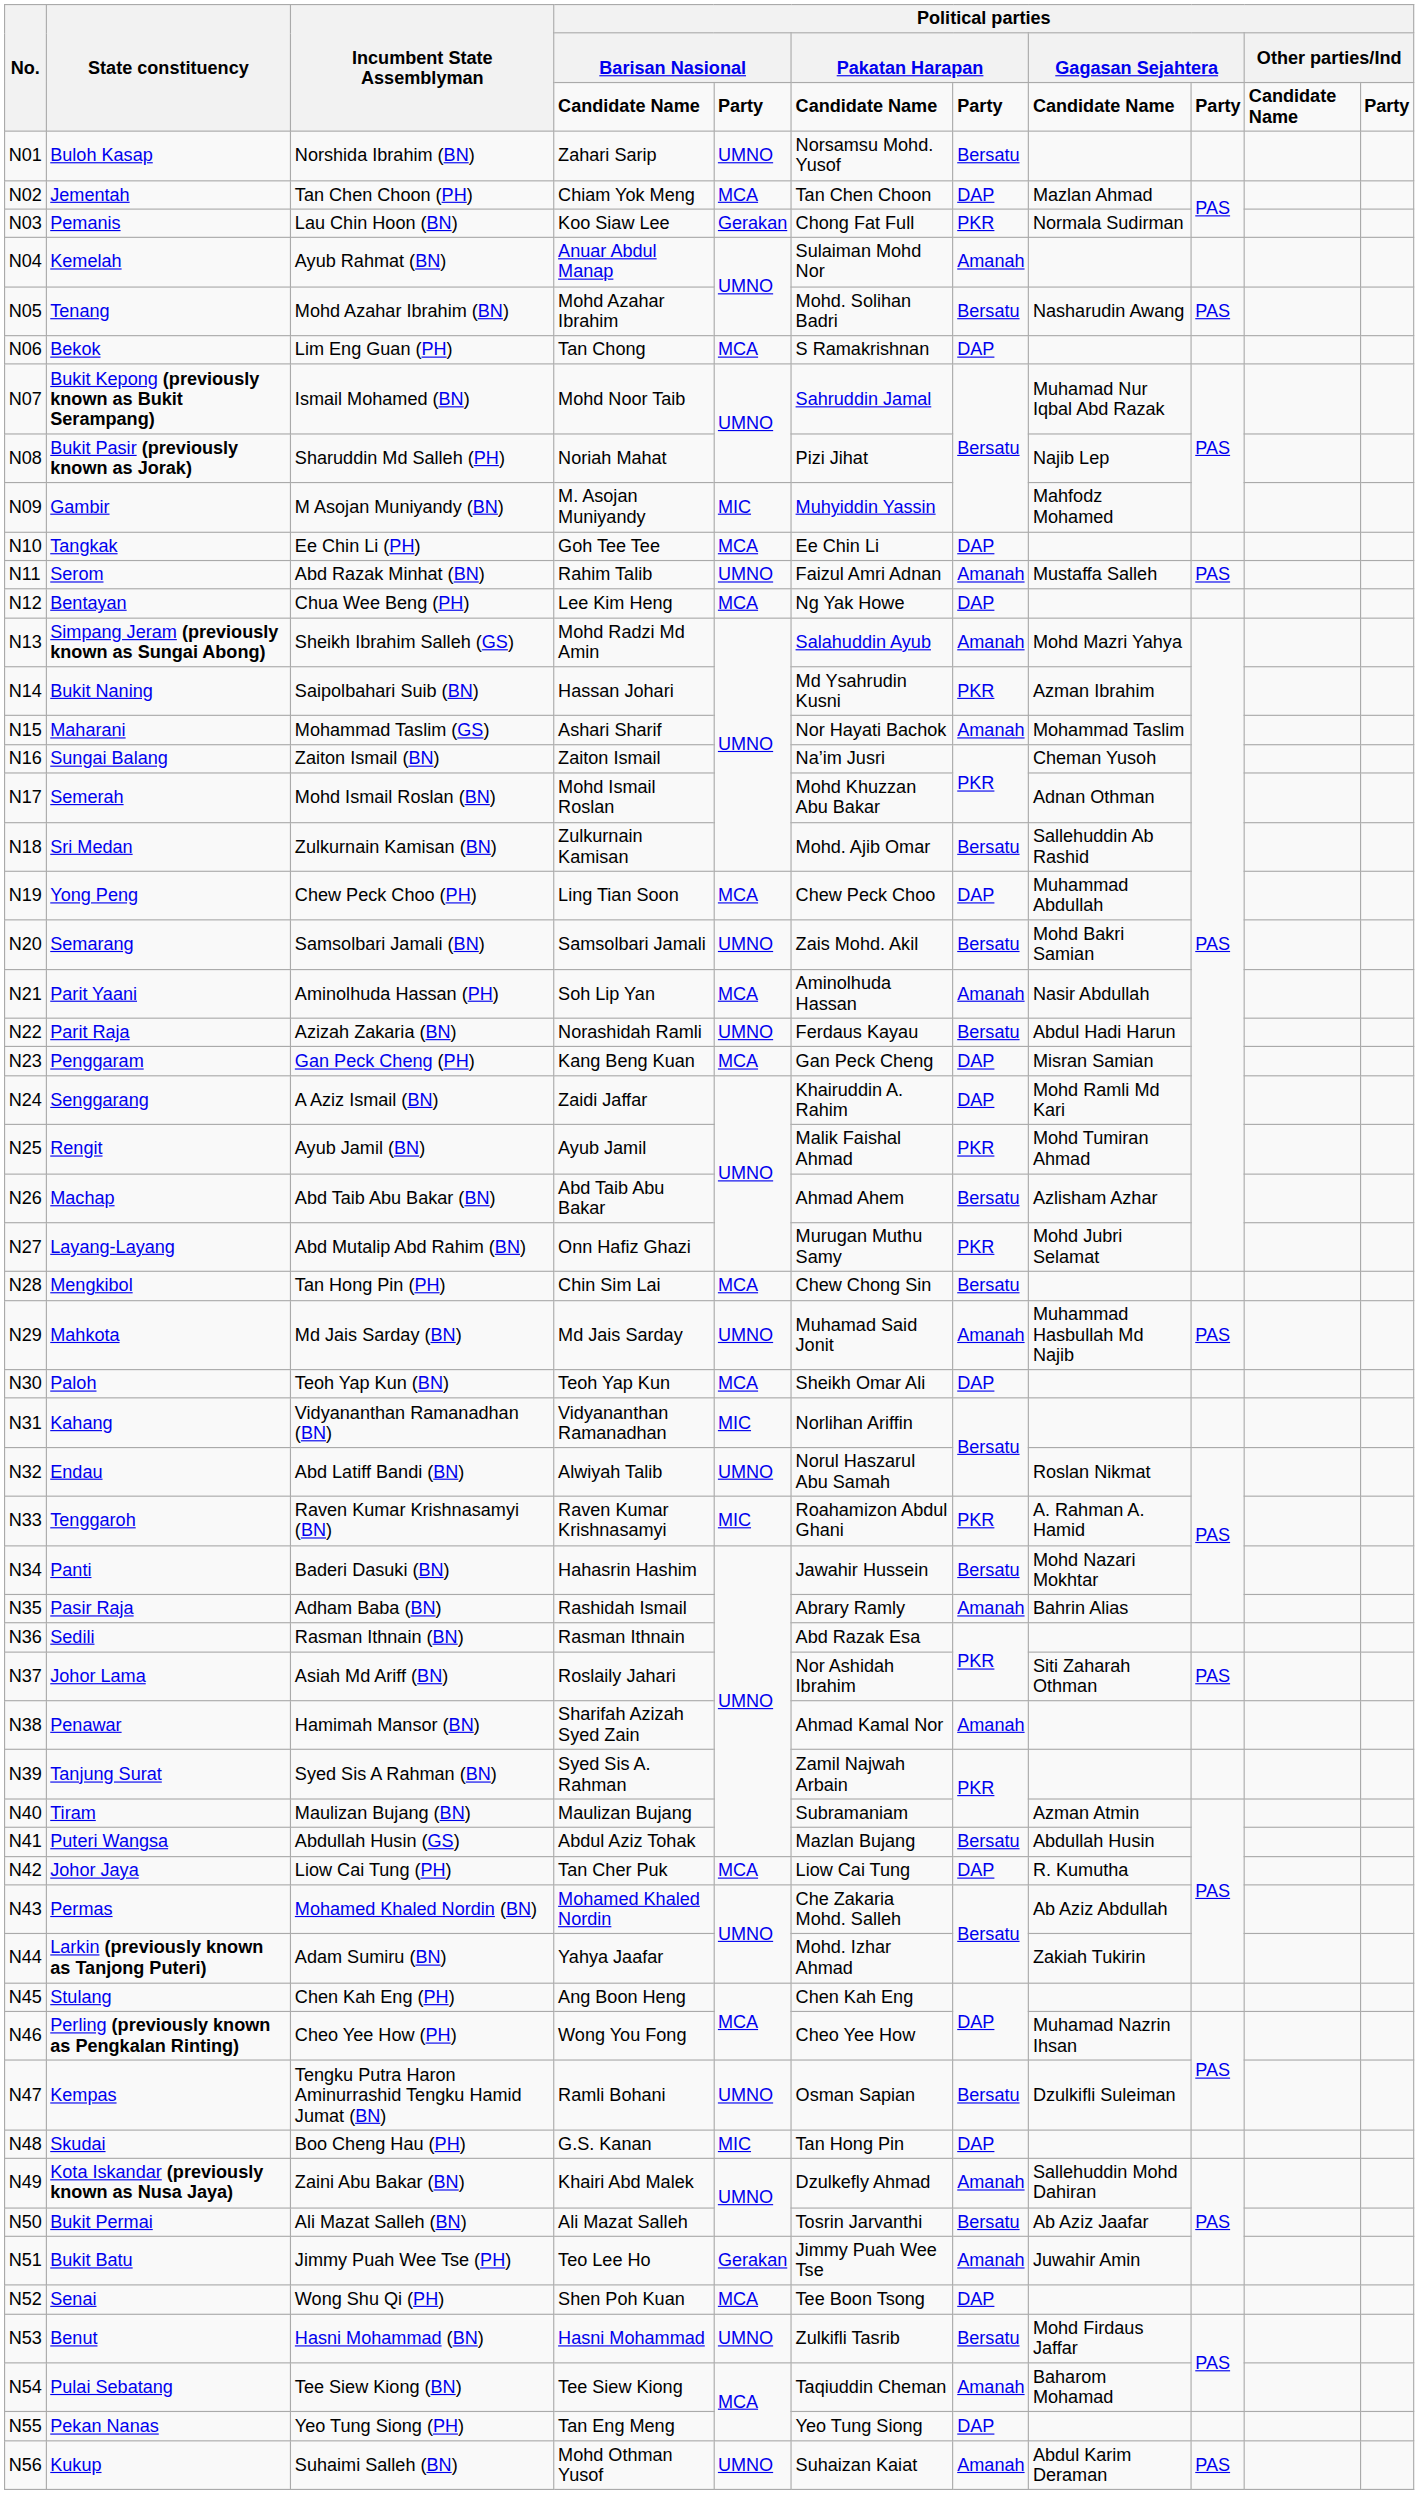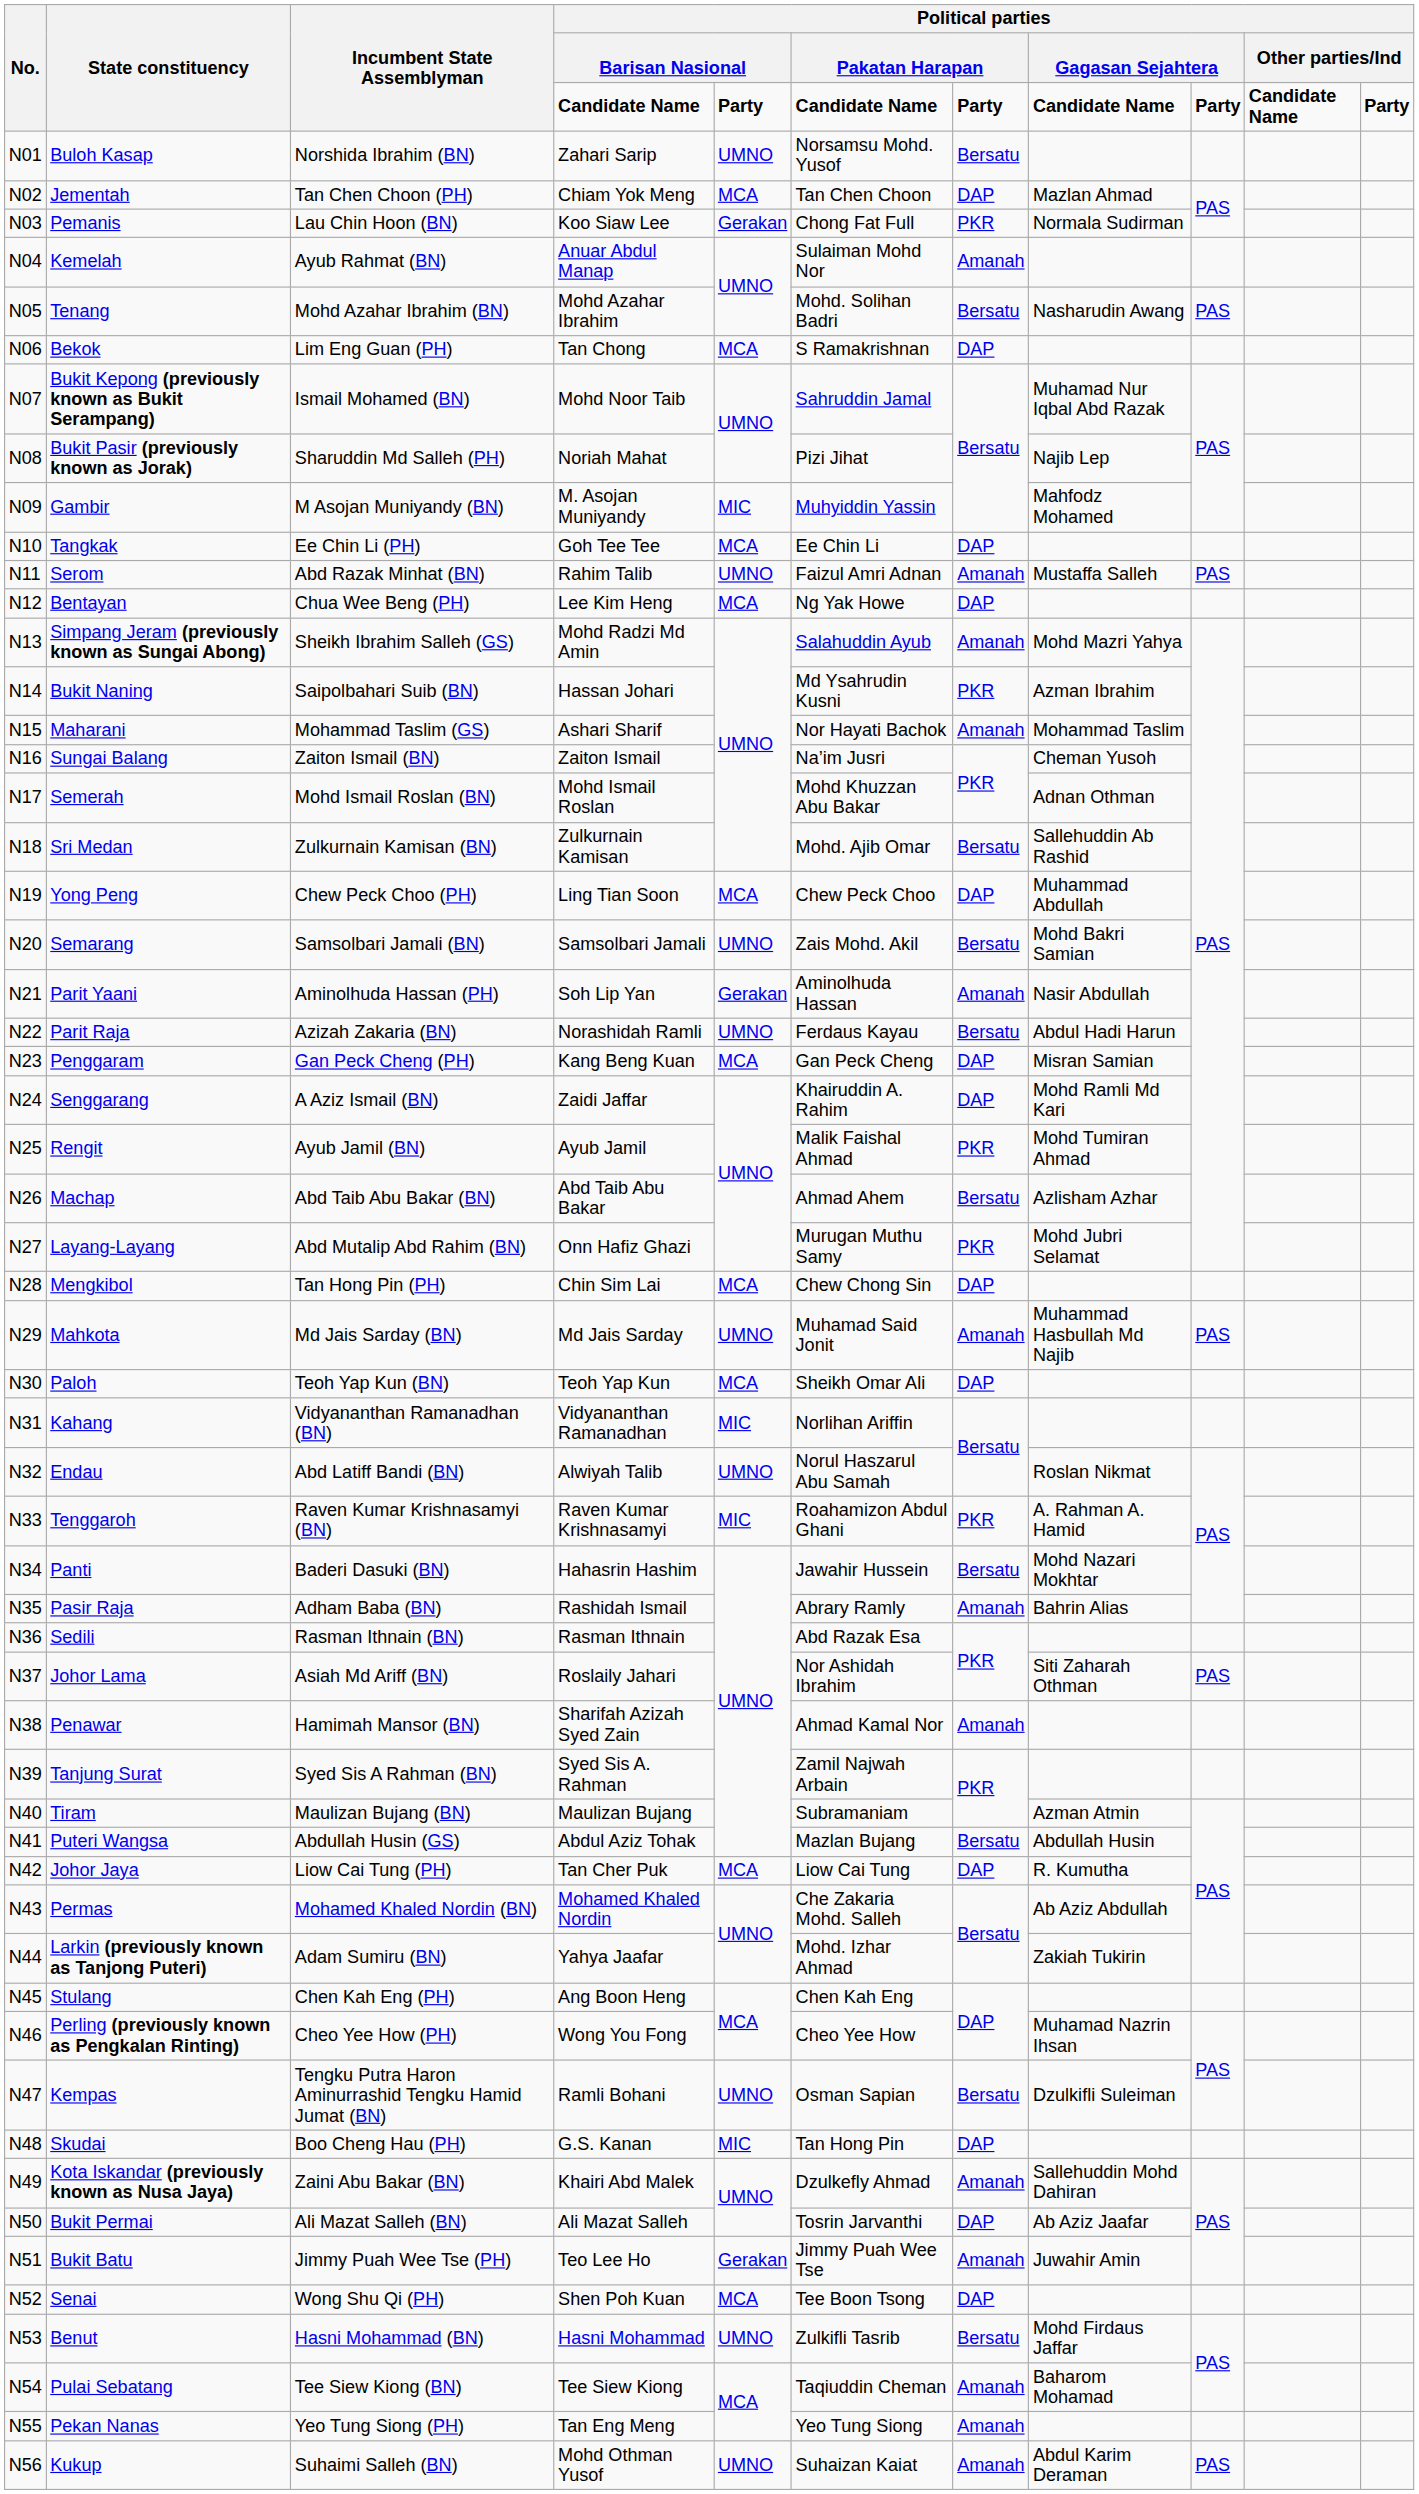(738, 993) MCA -> (753, 993) Gerakan
(988, 1285) Bersatu -> (976, 1285) DAP
(988, 2221) Bersatu -> (976, 2221) DAP
(976, 2426) DAP -> (991, 2426) Amanah
